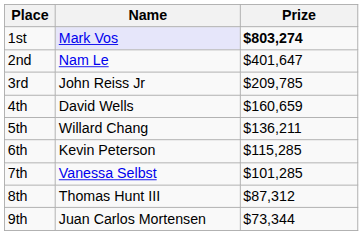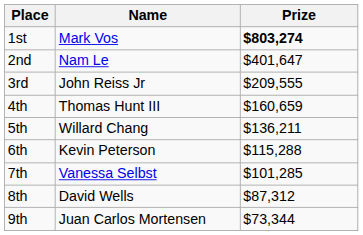(88, 38) lavender background -> (88, 38) no background
(273, 83) $209,785 -> (273, 83) $209,555
(96, 106) David Wells -> (109, 106) Thomas Hunt III
(273, 151) $115,285 -> (273, 151) $115,288
(109, 196) Thomas Hunt III -> (96, 196) David Wells
